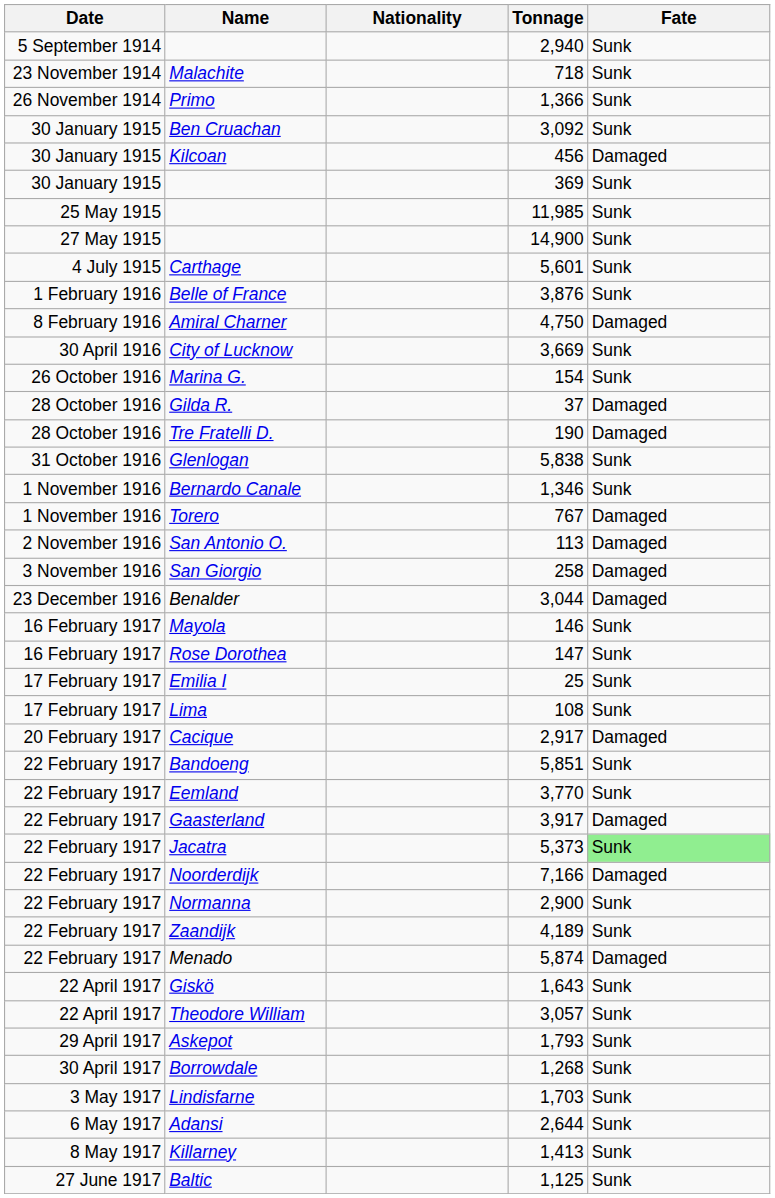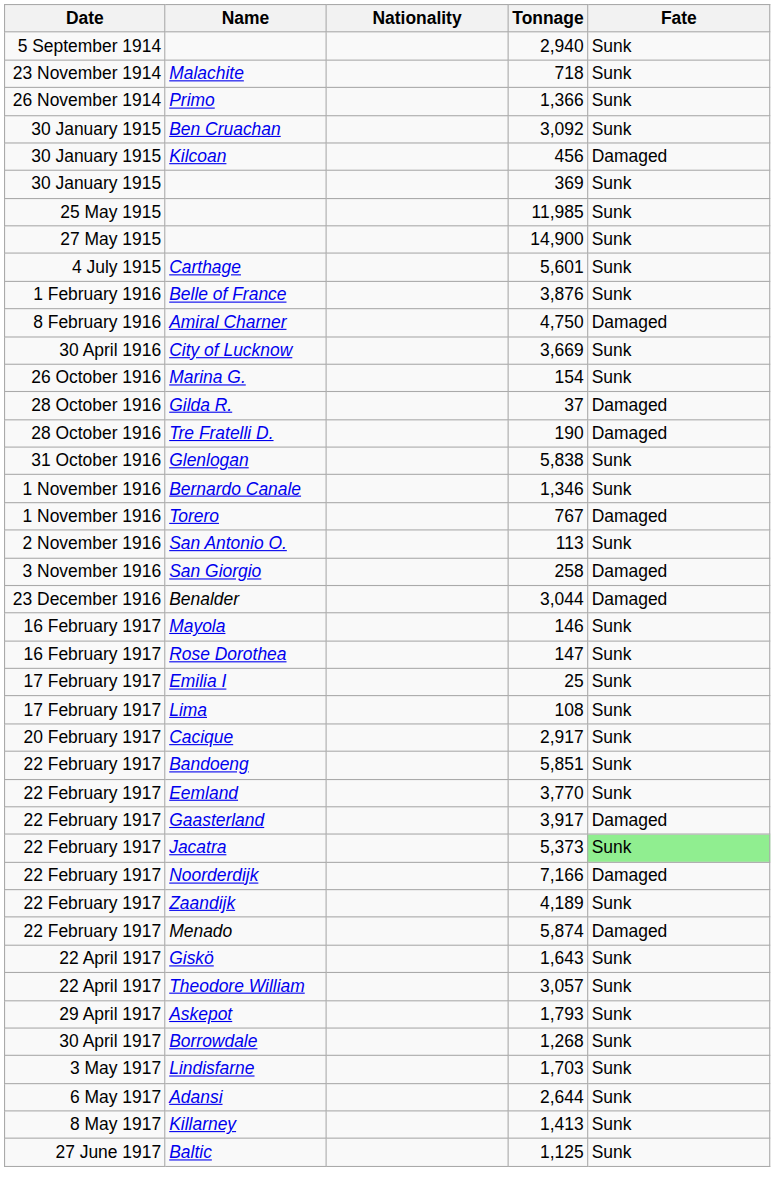(630, 543) Damaged -> (612, 543) Sunk
(630, 737) Damaged -> (612, 737) Sunk
- row: (210, 903)
